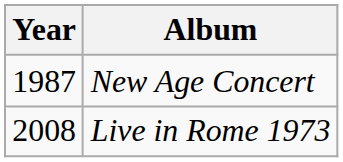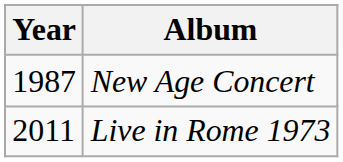(44, 130) 2008 -> (44, 130) 2011
